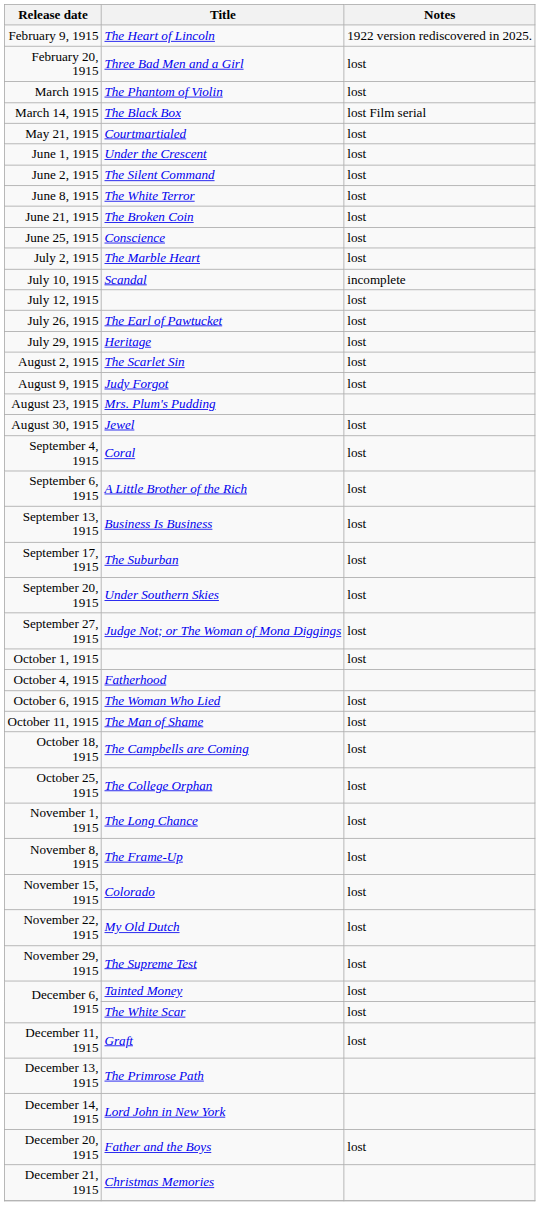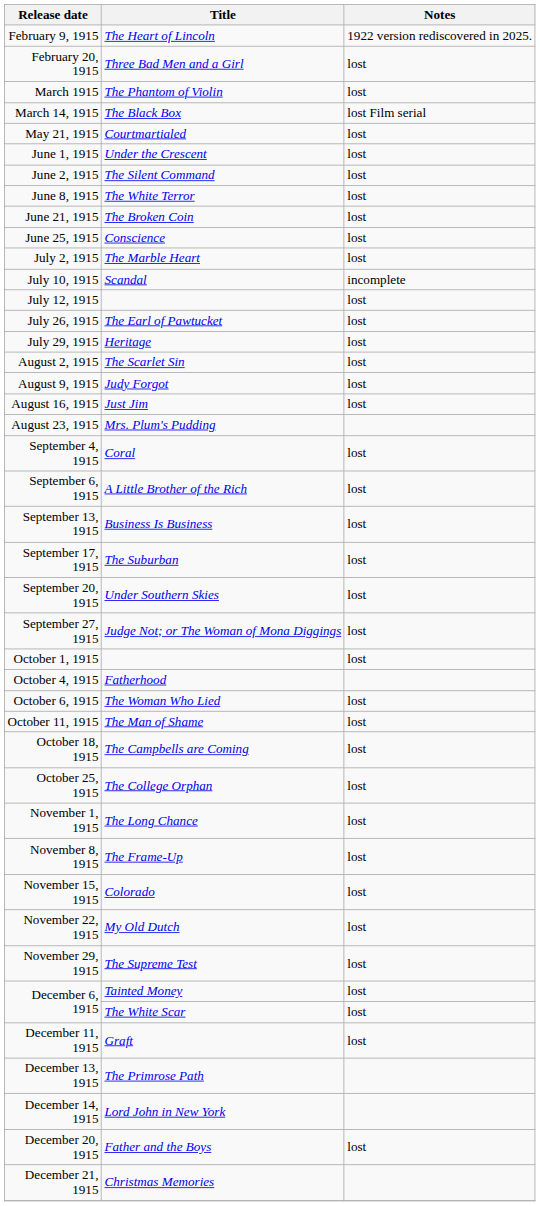+ row: (55, 404)
- row: (55, 425)
